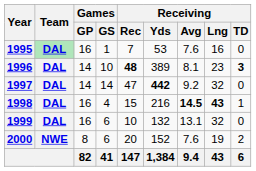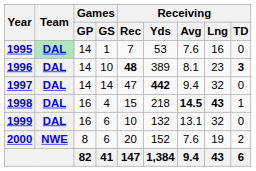(85, 49) 16 -> (85, 49) 14
(191, 85) 9.2 -> (191, 85) 9.4
(160, 103) 216 -> (160, 103) 218
